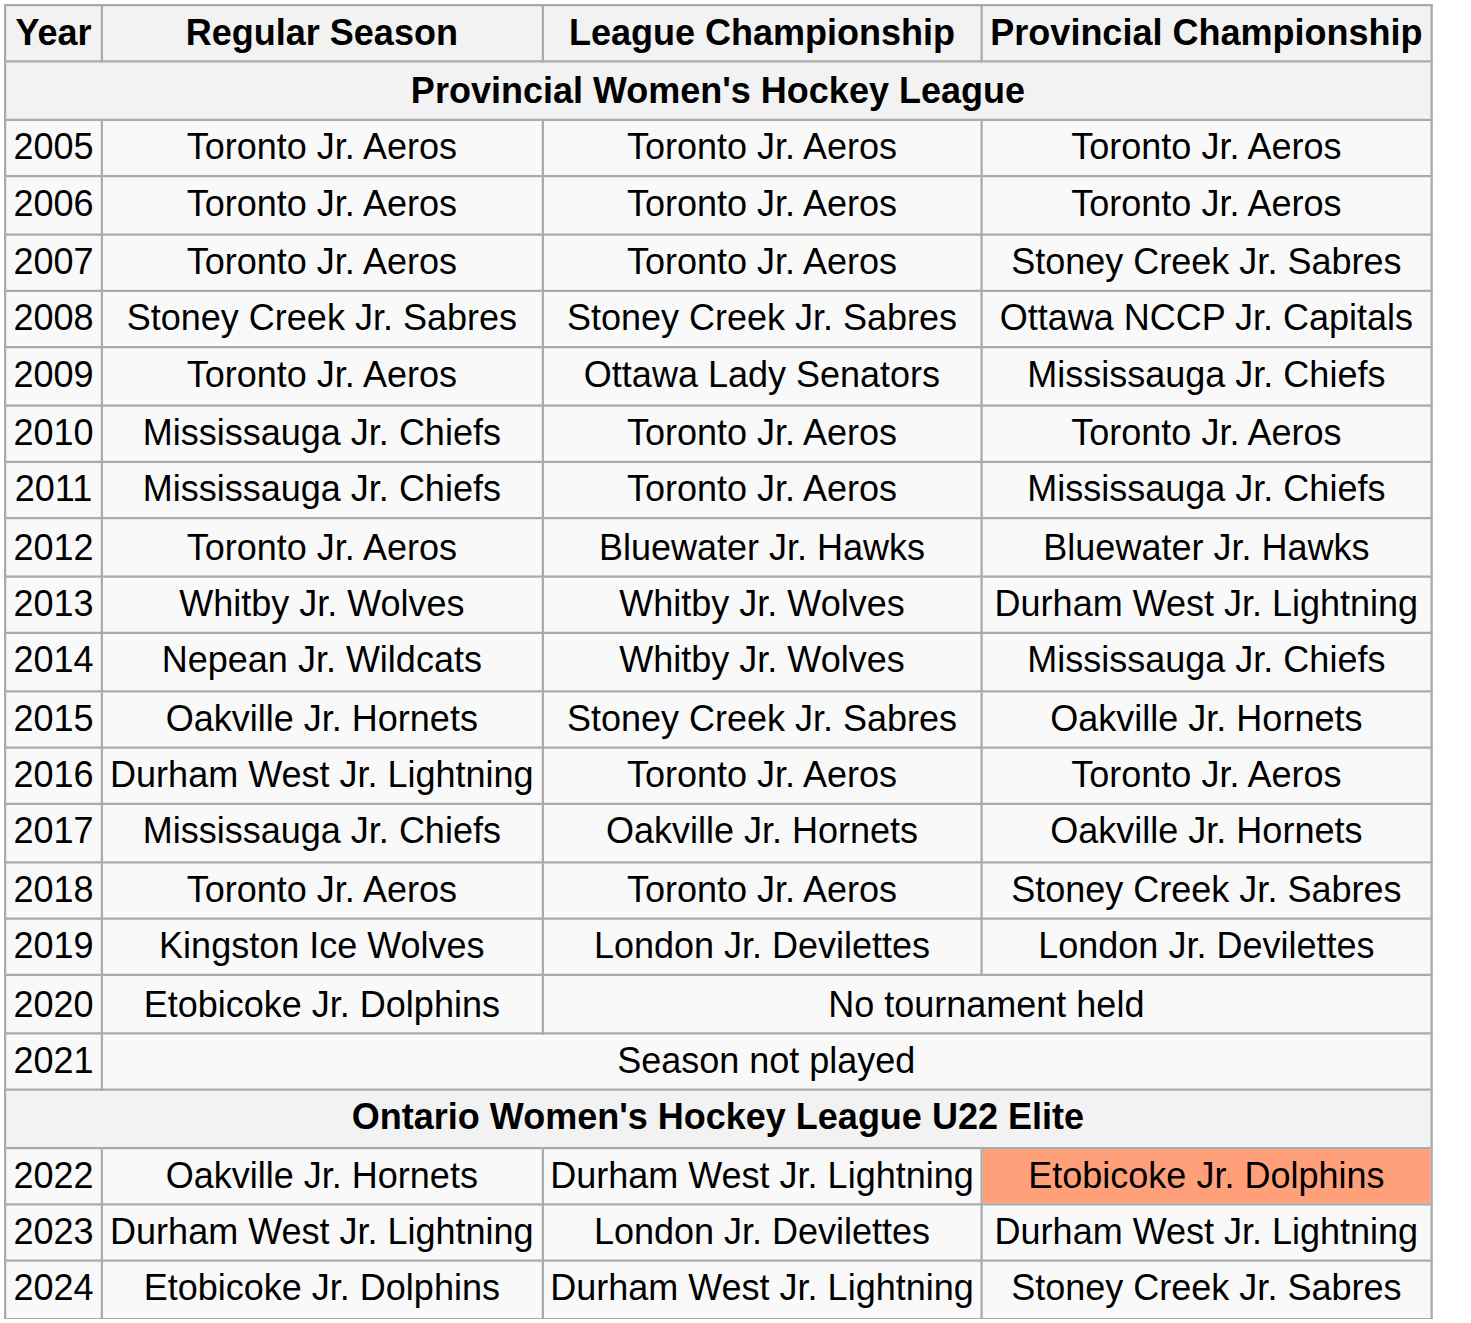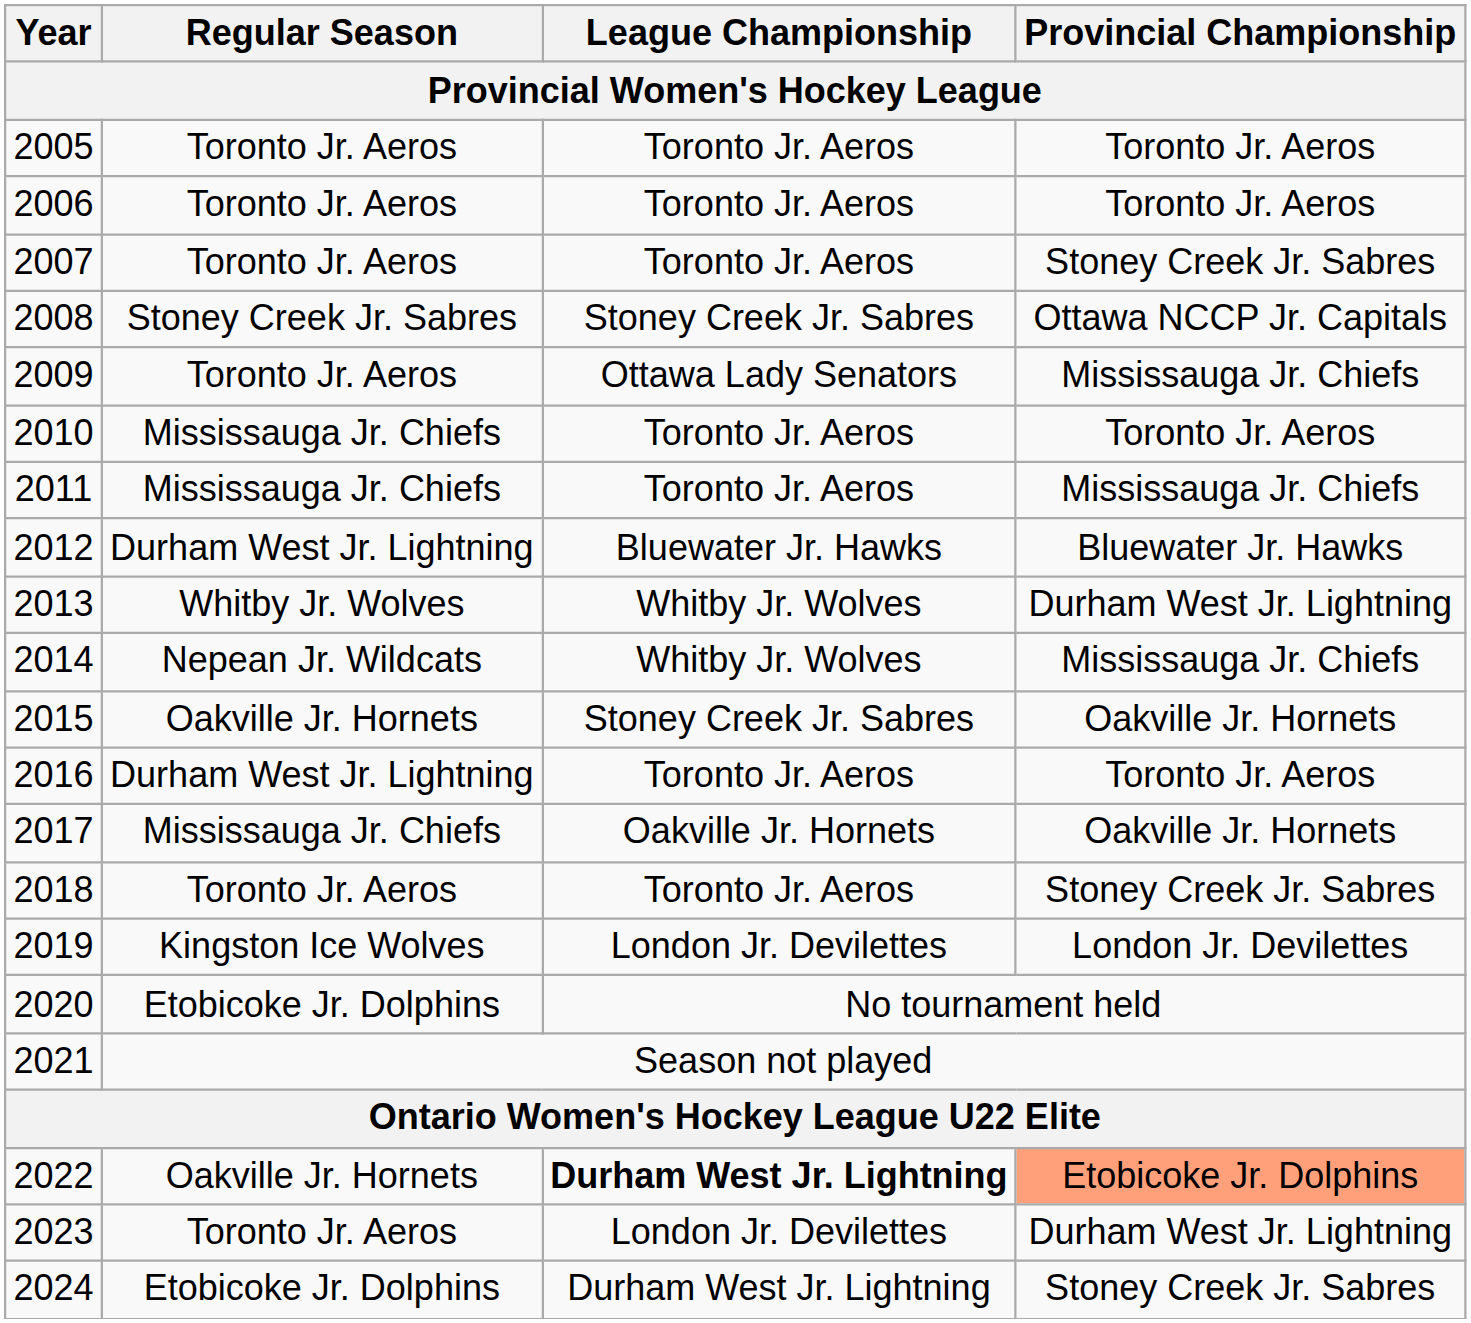(322, 546) Toronto Jr. Aeros -> (322, 546) Durham West Jr. Lightning
(762, 1174) normal -> (779, 1174) bold
(322, 1232) Durham West Jr. Lightning -> (322, 1232) Toronto Jr. Aeros
